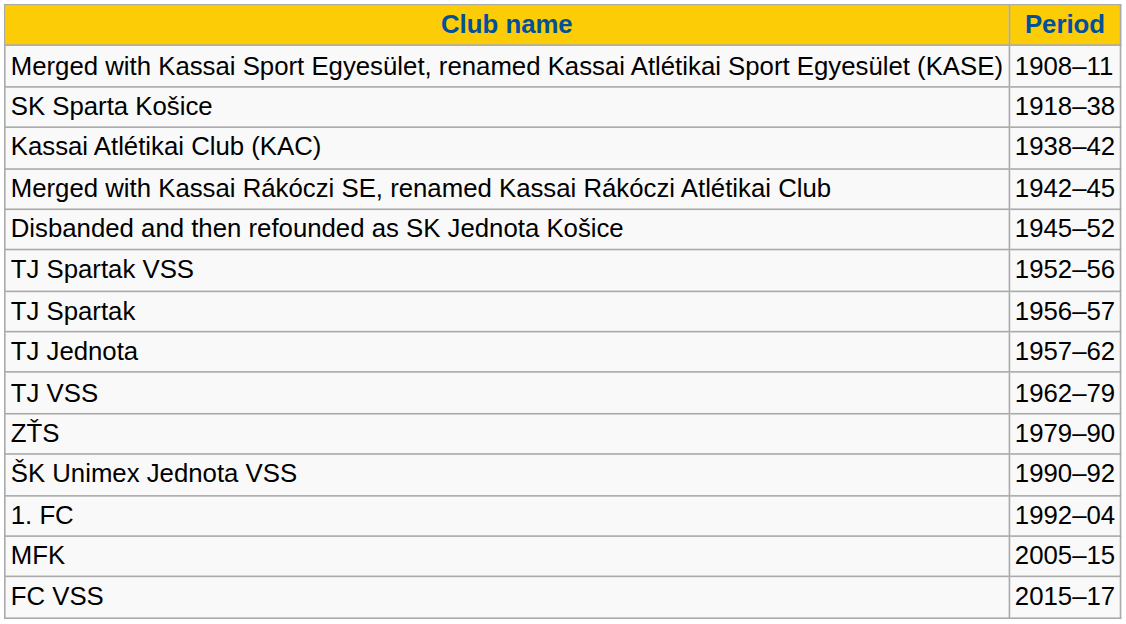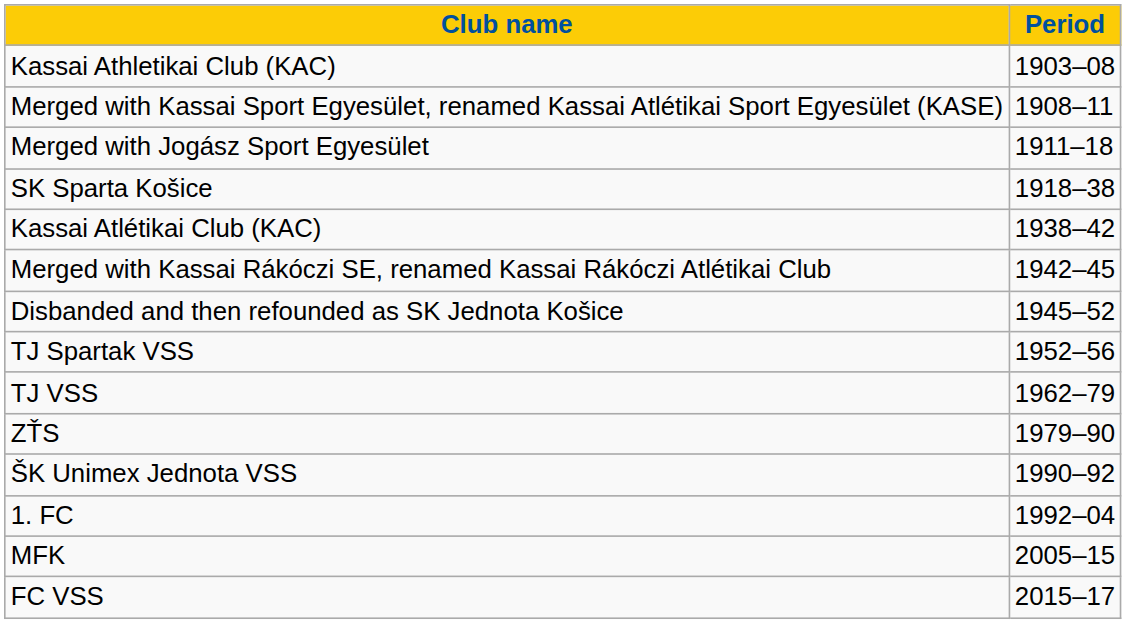+ row: (173, 65)
+ row: (220, 147)
- row: (73, 310)
- row: (74, 351)
